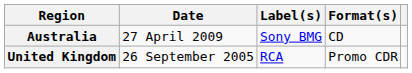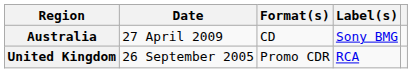columns swapped: (363, 15) <-> (291, 15)
